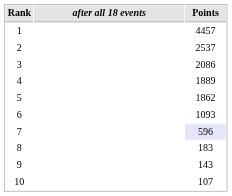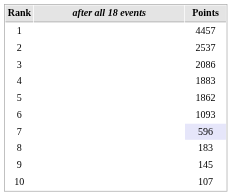(206, 81) 1889 -> (206, 81) 1883
(206, 165) 143 -> (206, 165) 145
